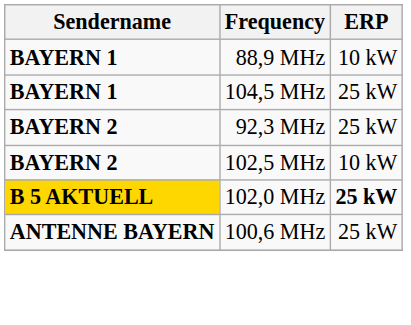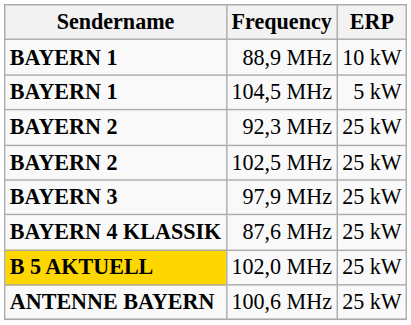(368, 92) 25 kW -> (377, 92) 5 kW
(368, 162) 10 kW -> (372, 162) 25 kW
+ row: (287, 197)
+ row: (287, 232)
(366, 197) bold -> (372, 267) normal
